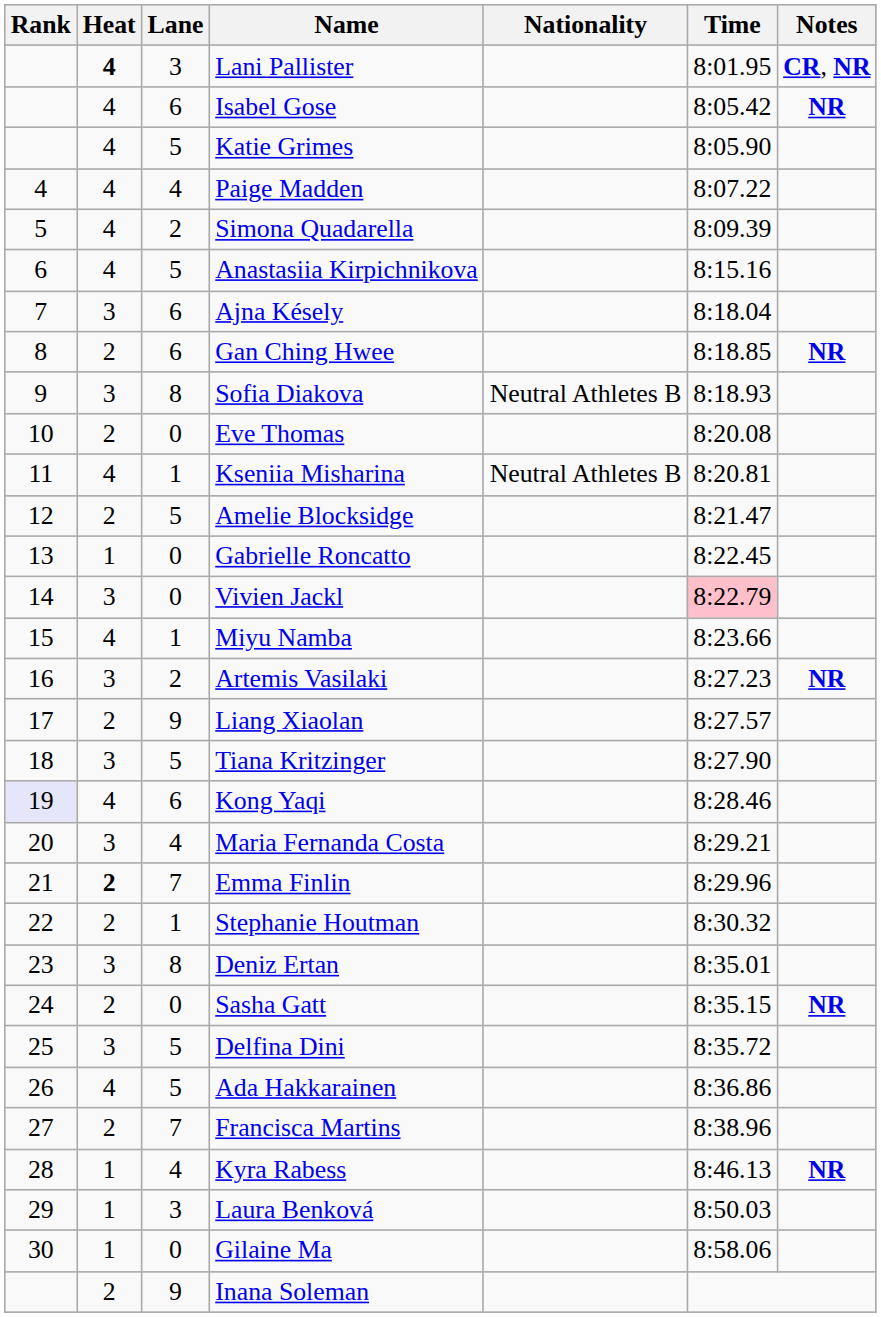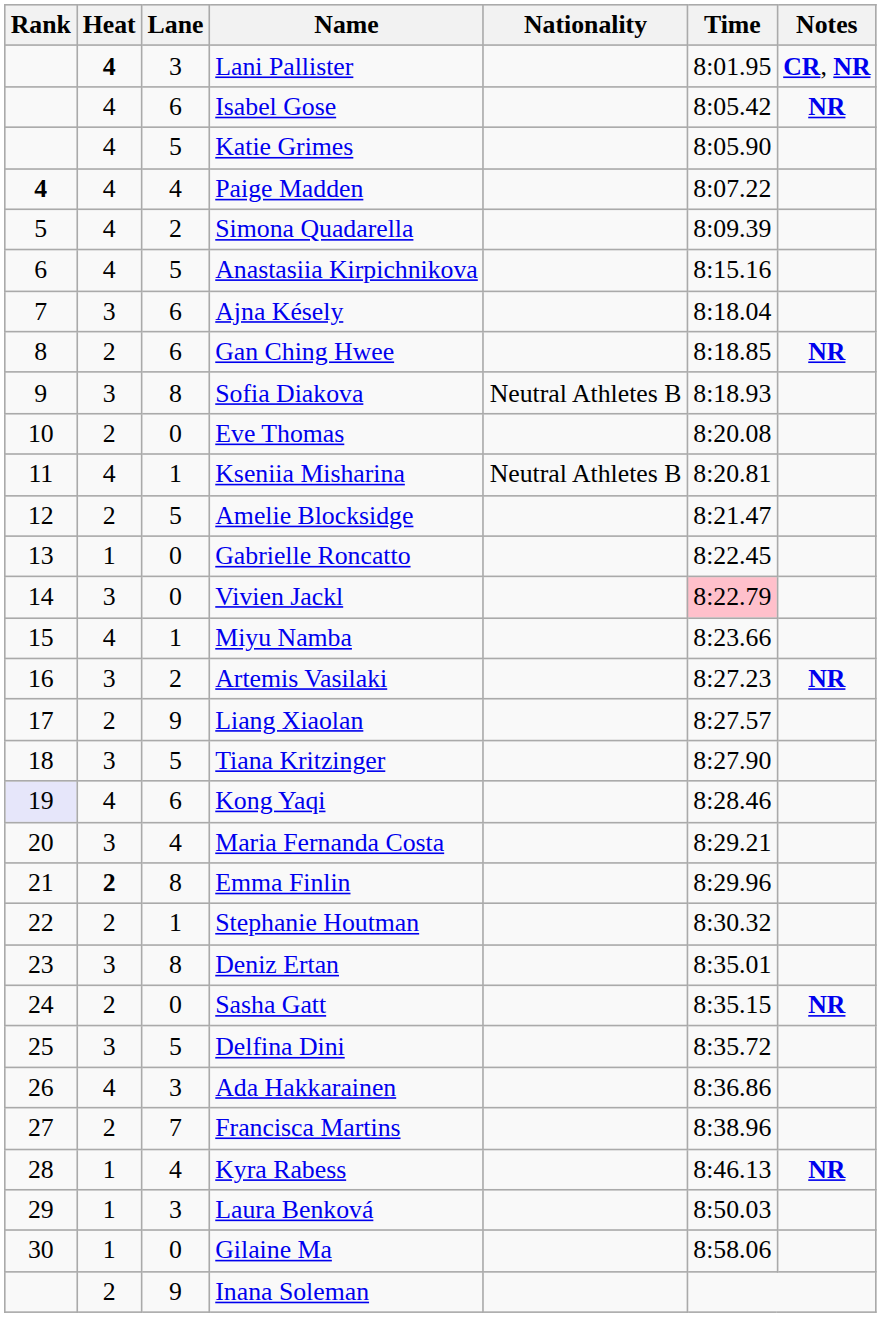(41, 188) normal -> (41, 188) bold
(175, 882) 7 -> (175, 882) 8
(175, 1087) 5 -> (175, 1087) 3
